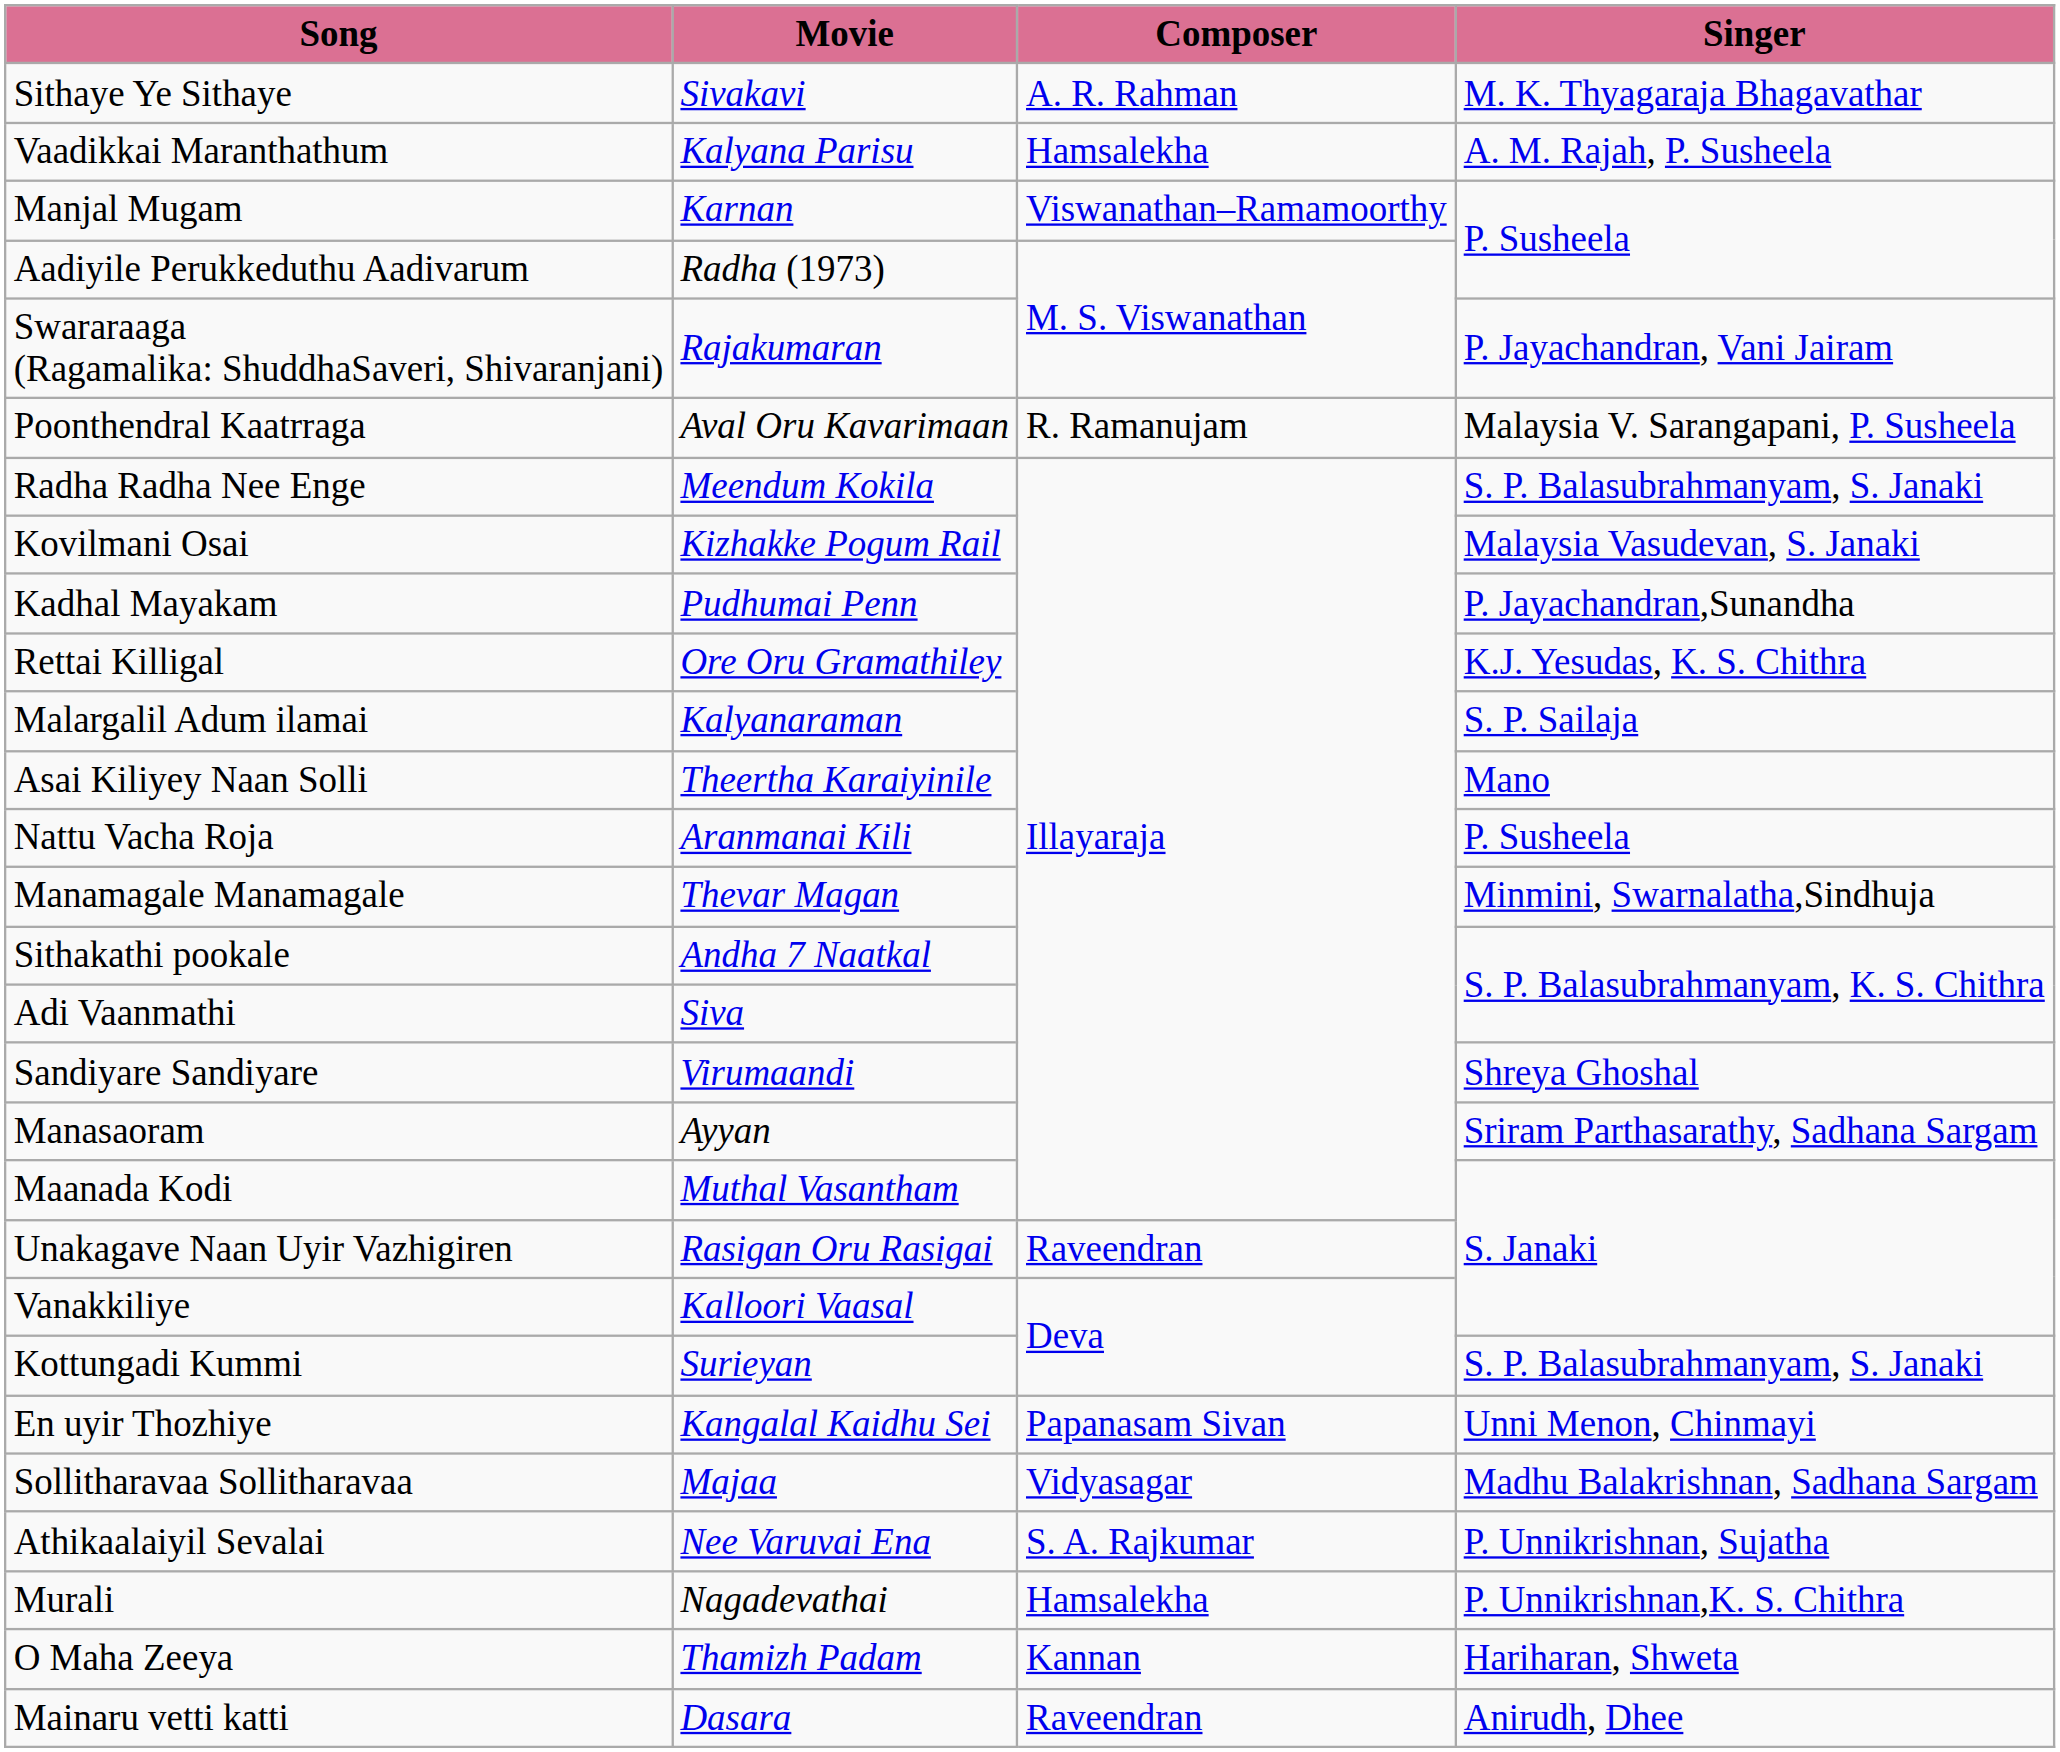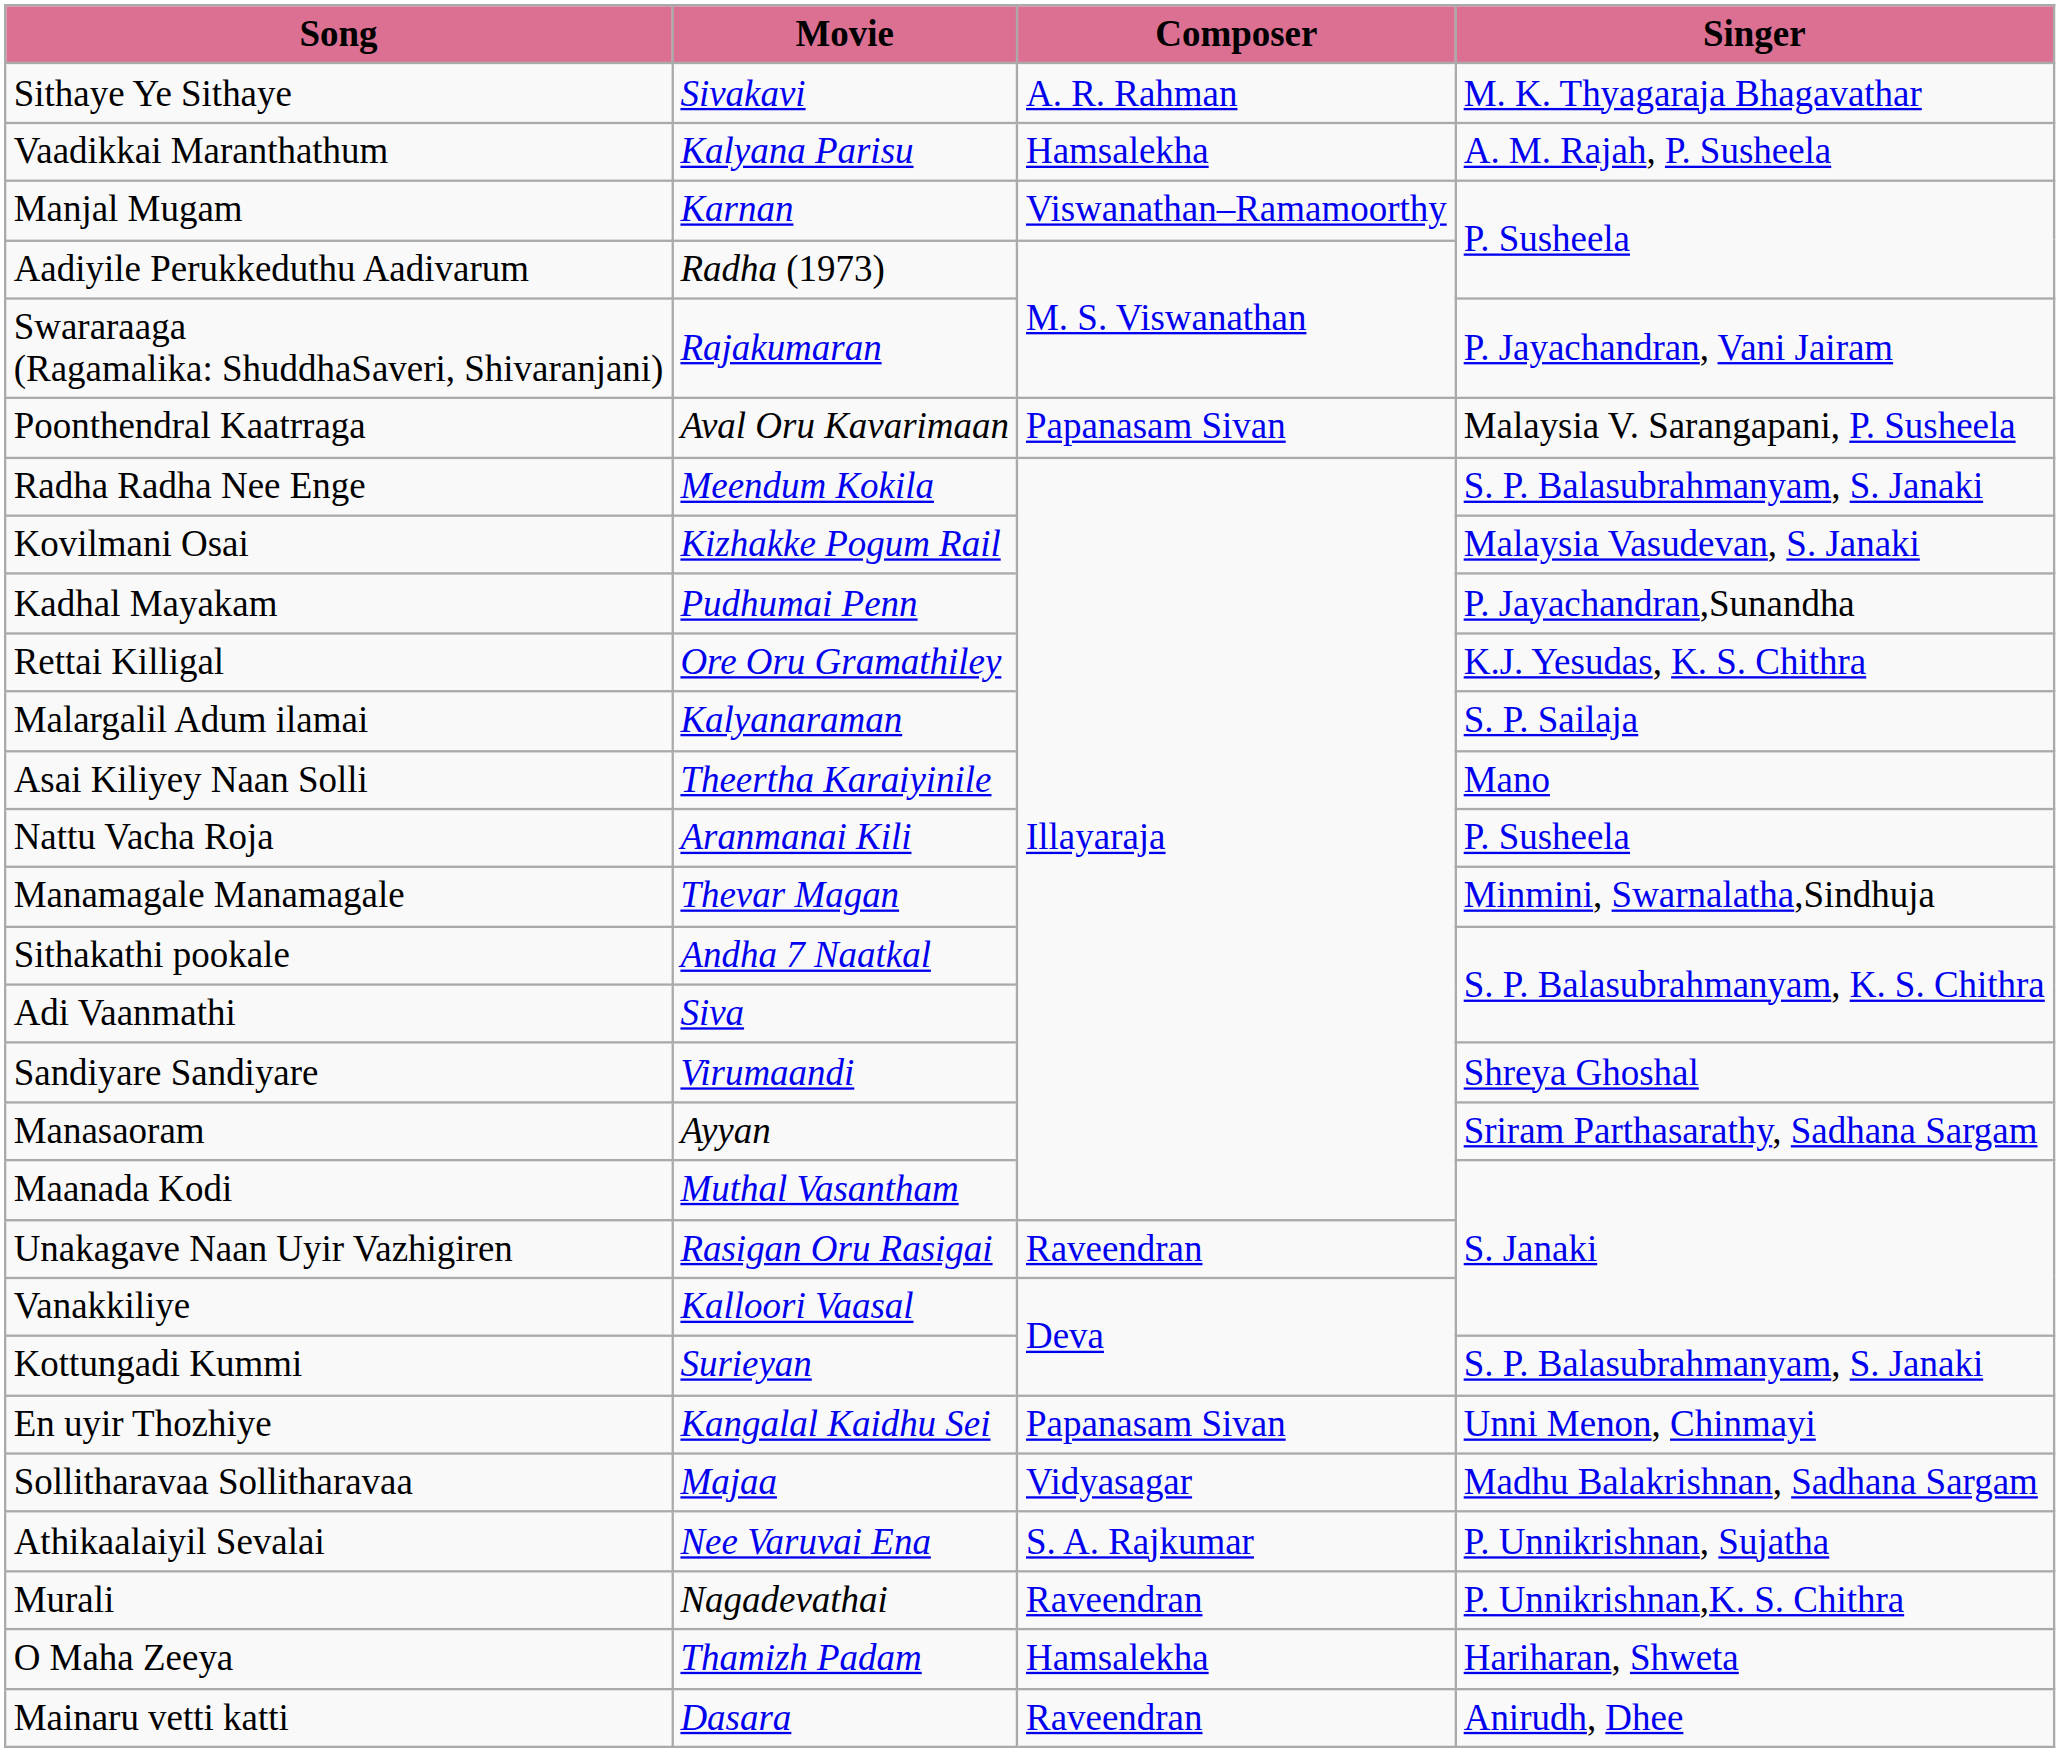(1137, 427) R. Ramanujam -> (1156, 427) Papanasam Sivan
(1117, 1599) Hamsalekha -> (1114, 1599) Raveendran
(1083, 1658) Kannan -> (1117, 1658) Hamsalekha
